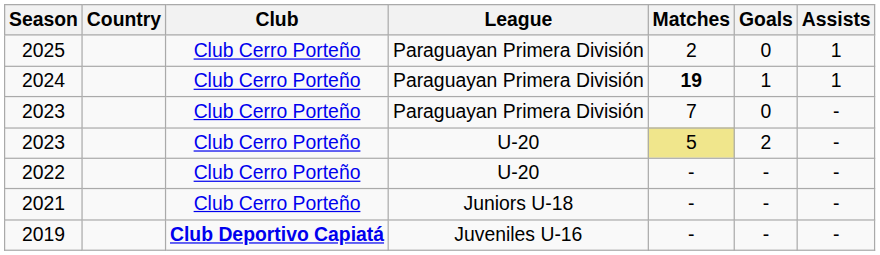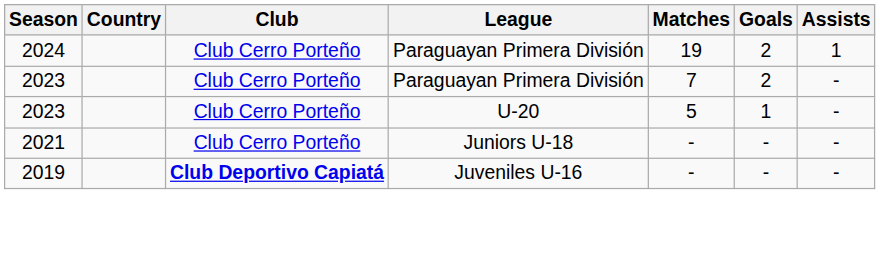- row: (43, 50)
(691, 81) bold -> (691, 50) normal
(766, 81) 1 -> (766, 50) 2
(766, 111) 0 -> (766, 81) 2
(691, 142) khaki background -> (691, 111) no background
(766, 142) 2 -> (766, 111) 1
- row: (43, 173)
